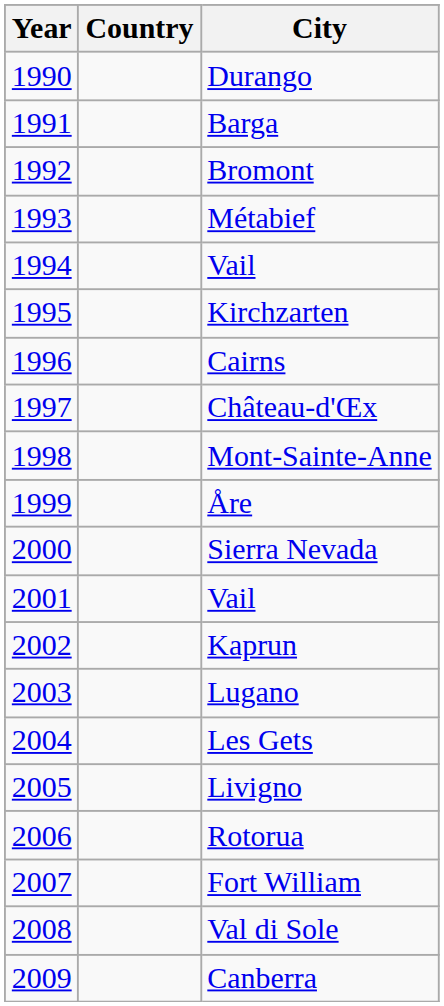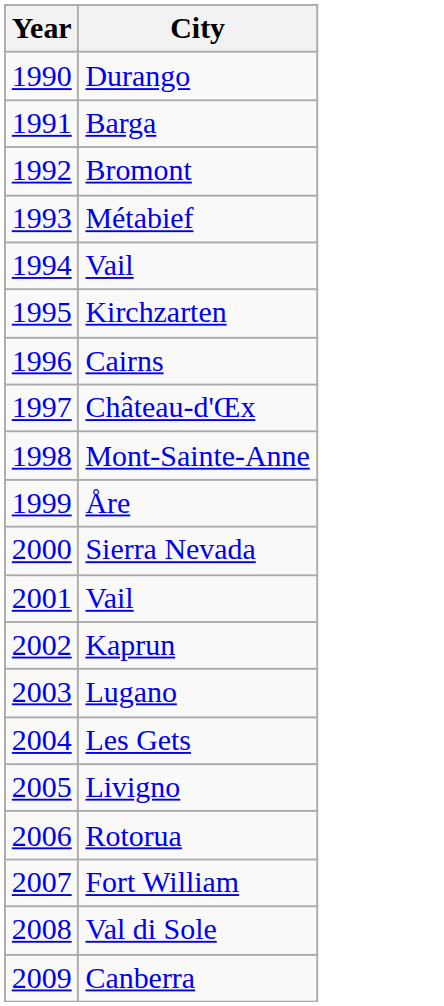- column: (139, 28)
